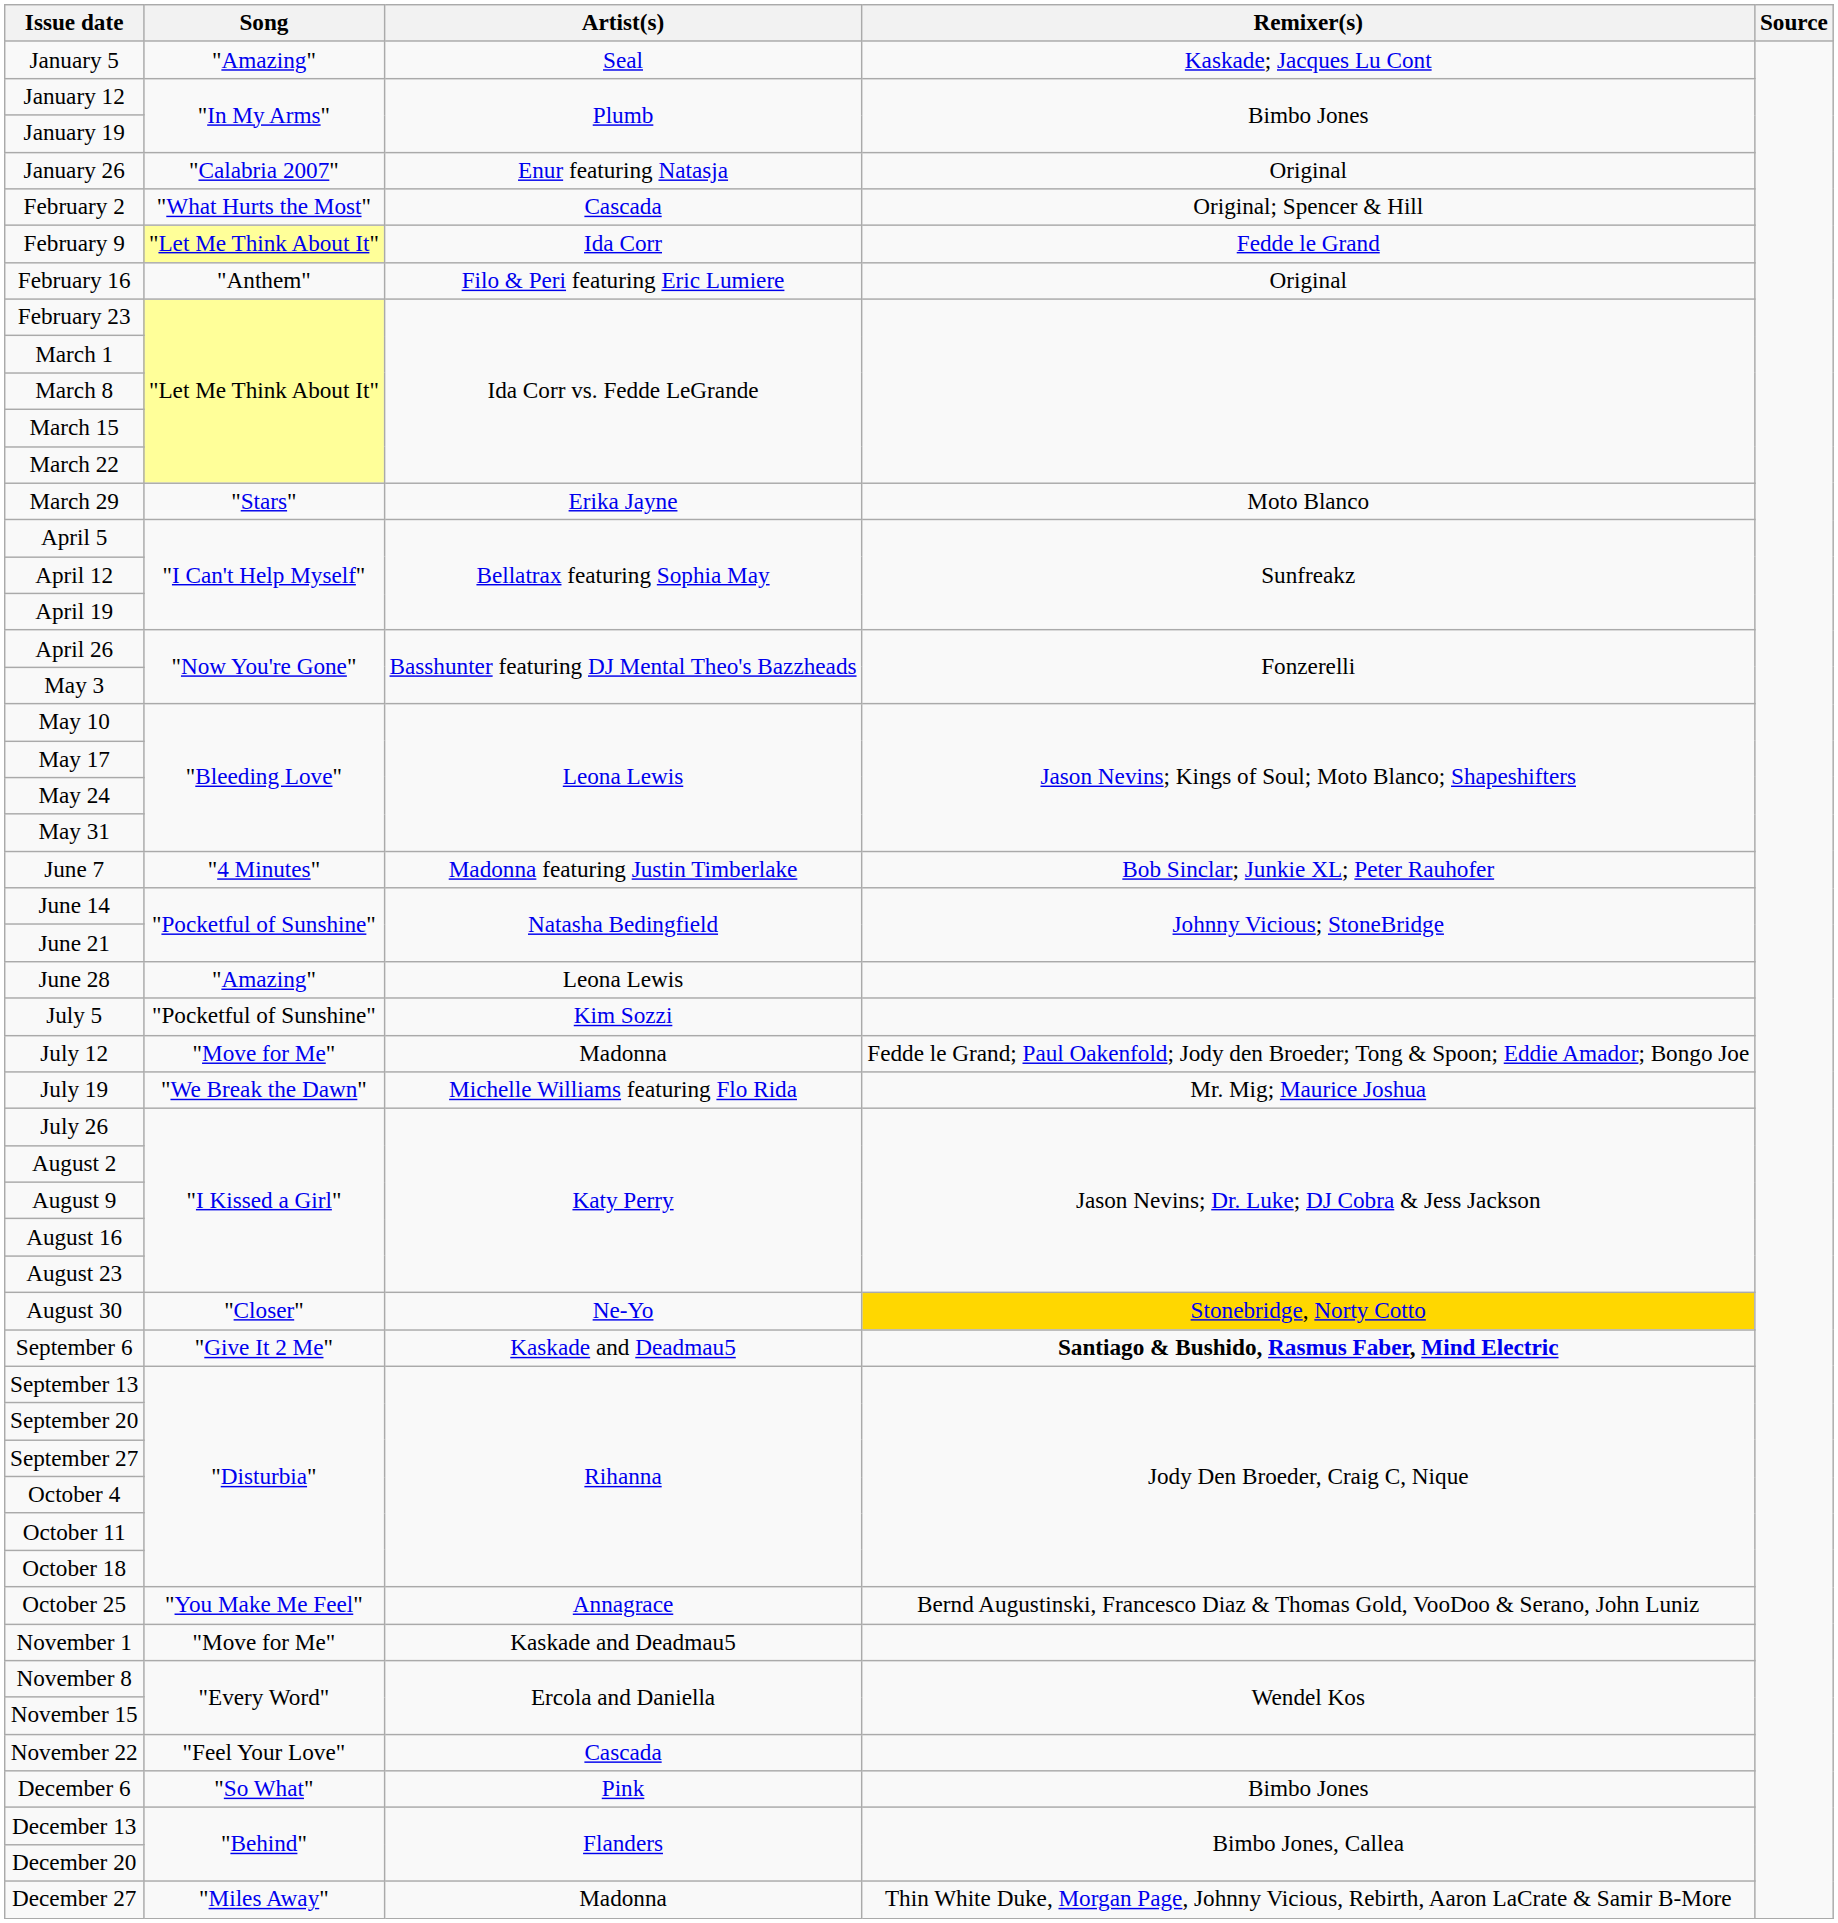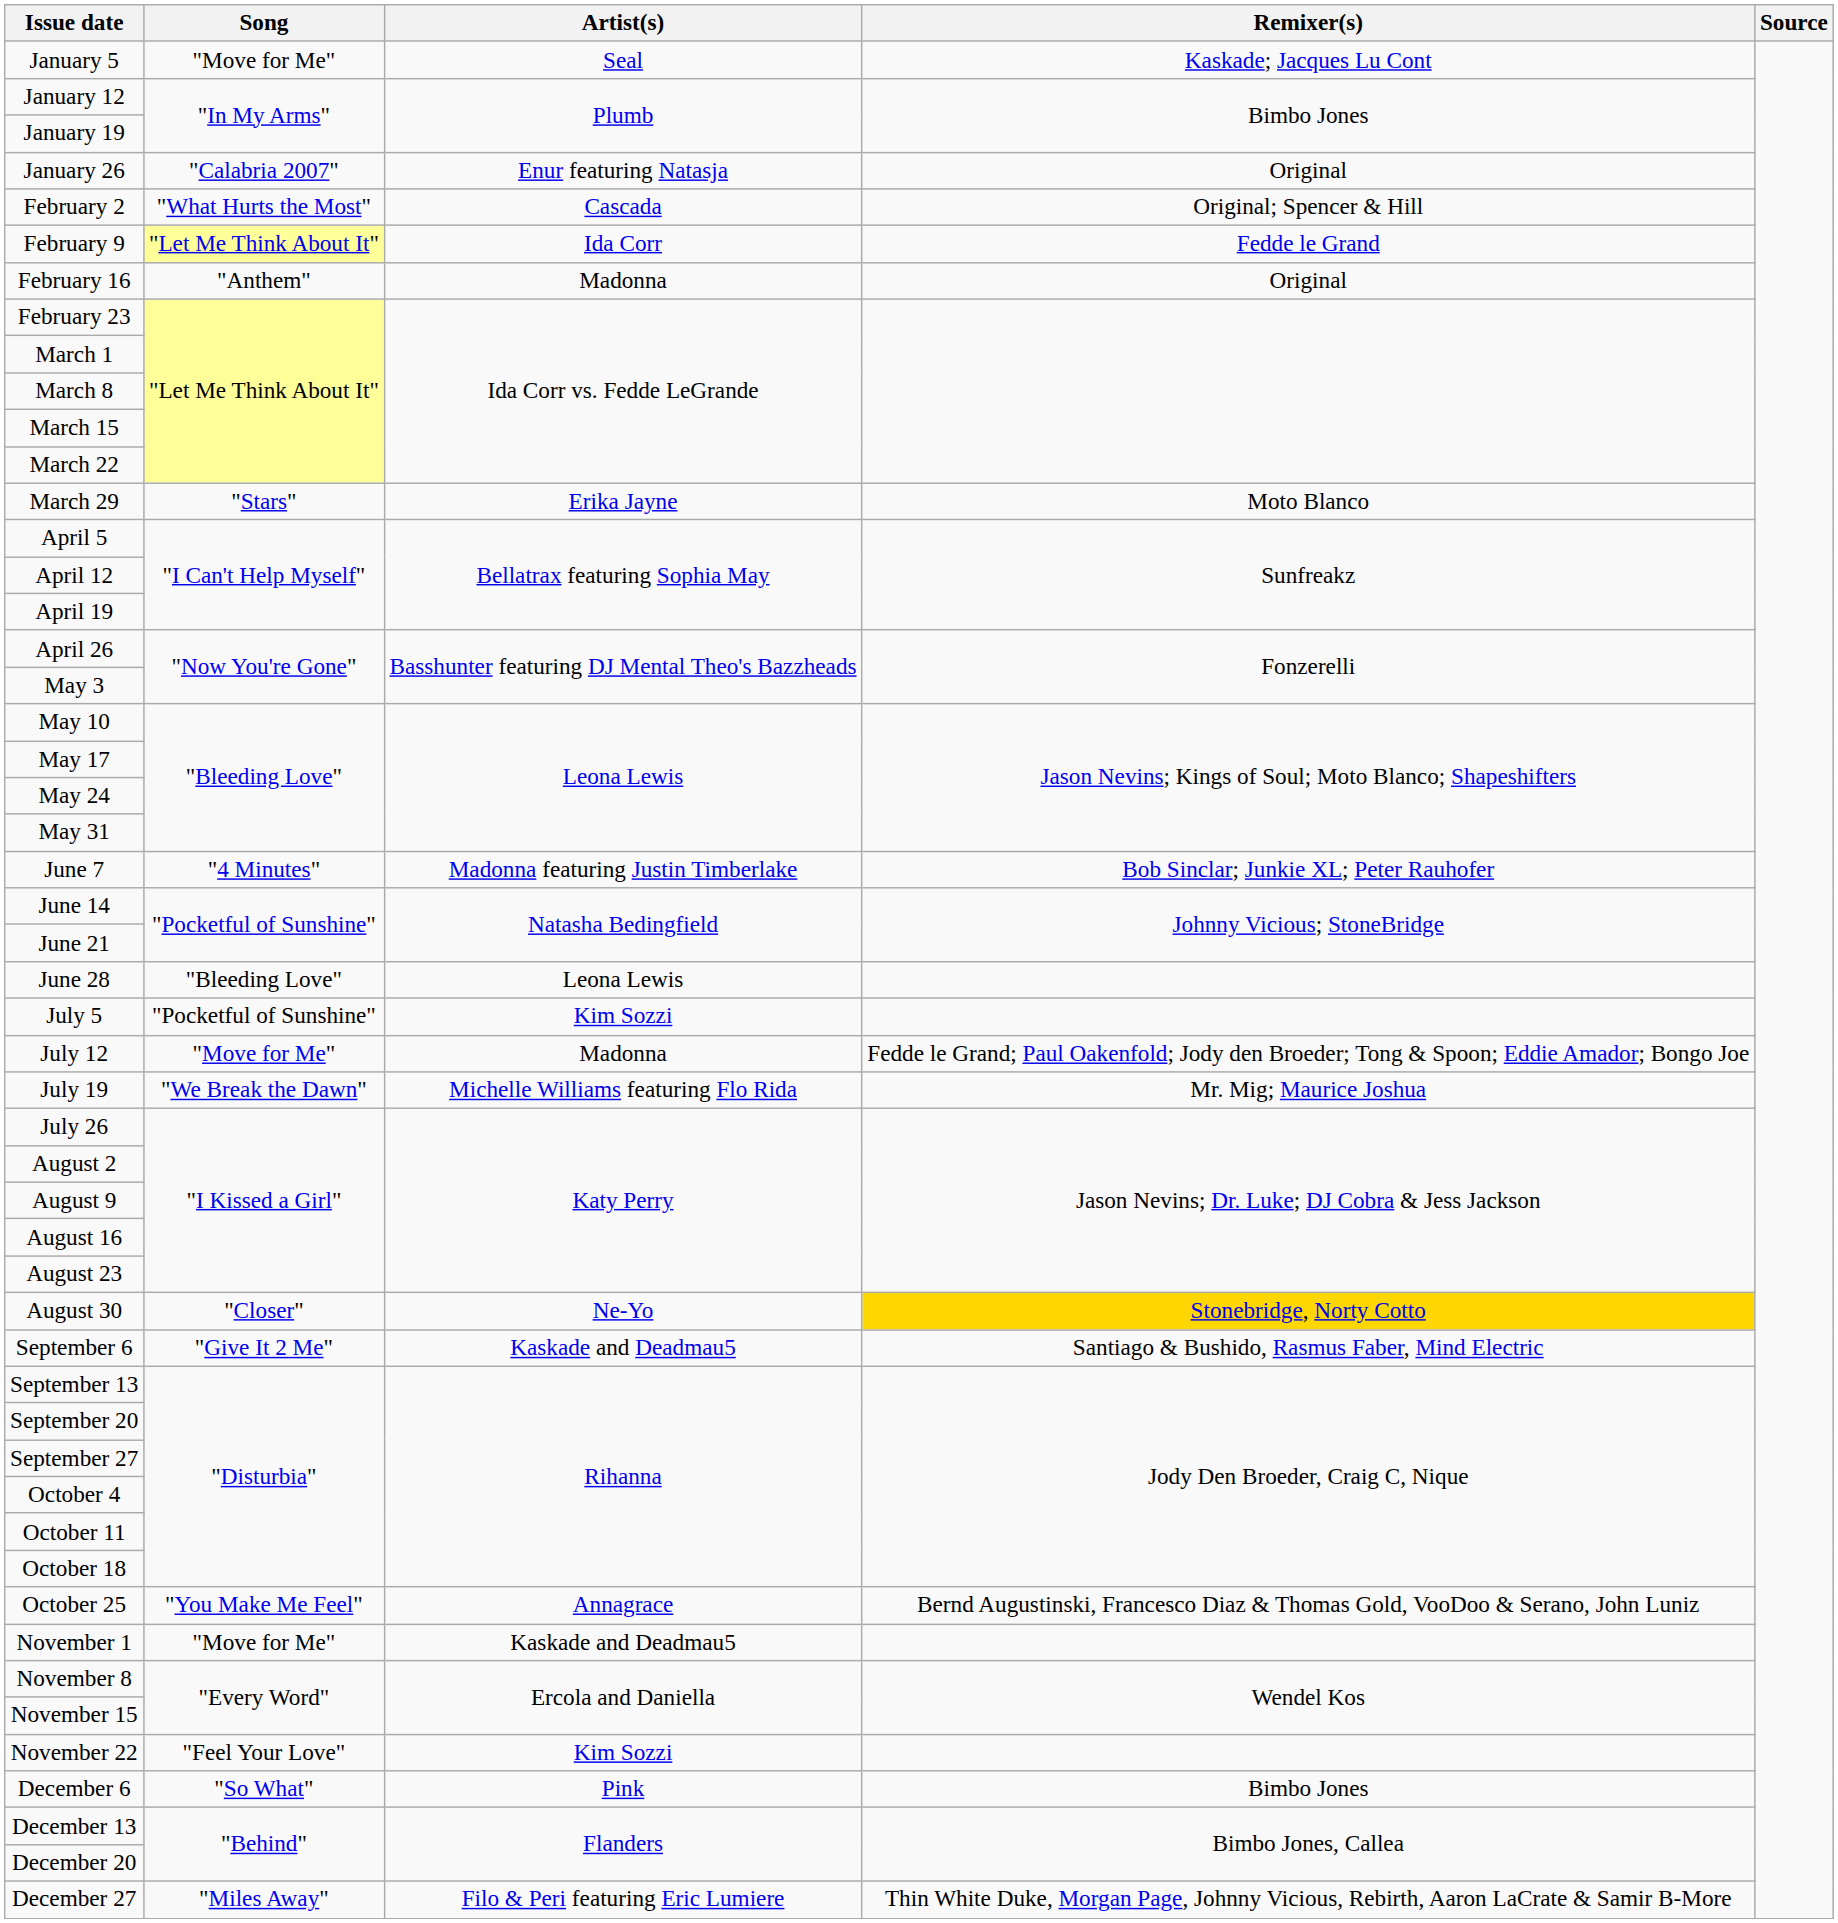(264, 59) "Amazing" -> (264, 59) "Move for Me"
(623, 280) Filo & Peri featuring Eric Lumiere -> (623, 280) Madonna
(264, 979) "Amazing" -> (264, 979) "Bleeding Love"
(1308, 1347) bold -> (1308, 1347) normal
(623, 1752) Cascada -> (623, 1752) Kim Sozzi
(623, 1899) Madonna -> (623, 1899) Filo & Peri featuring Eric Lumiere
